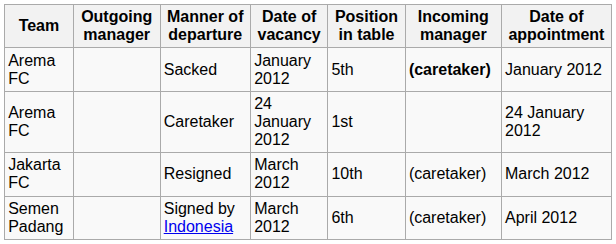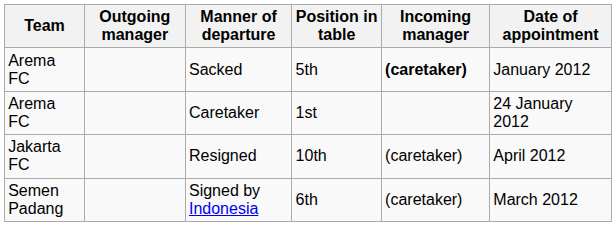- column: (289, 26)
(547, 174) March 2012 -> (529, 156) April 2012
(541, 217) April 2012 -> (536, 199) March 2012
